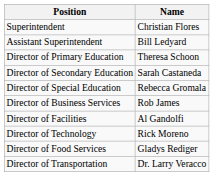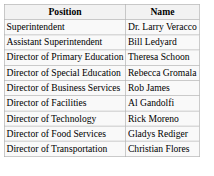(168, 27) Christian Flores -> (162, 27) Dr. Larry Veracco
- row: (70, 73)
(172, 164) Dr. Larry Veracco -> (159, 149) Christian Flores
